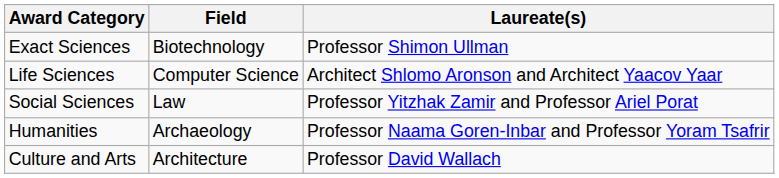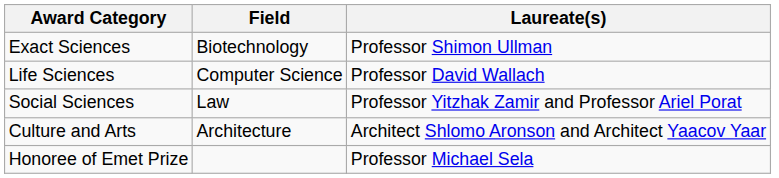(515, 74) Architect Shlomo Aronson and Architect Yaacov Yaar -> (448, 74) Professor David Wallach
- row: (53, 131)
(404, 159) Professor David Wallach -> (558, 131) Architect Shlomo Aronson and Architect Yaacov Yaar
+ row: (98, 159)
